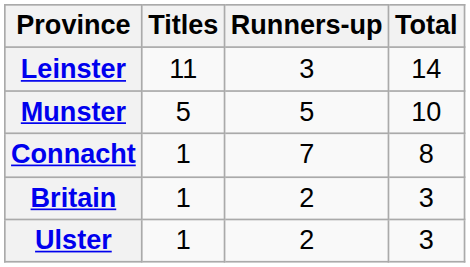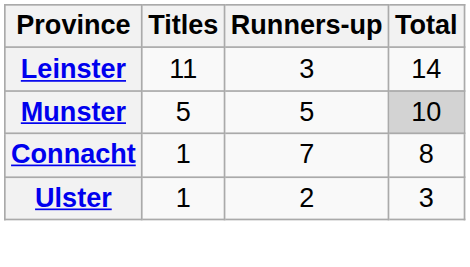(426, 111) no background -> (426, 111) lightgrey background
- row: (73, 197)
